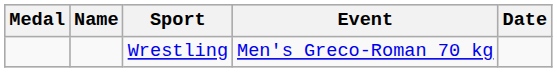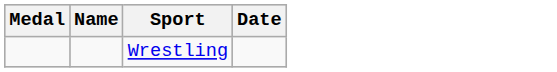- column: (365, 20)
